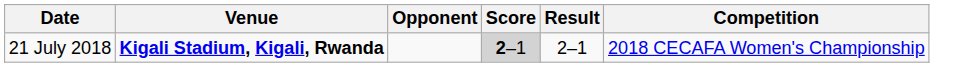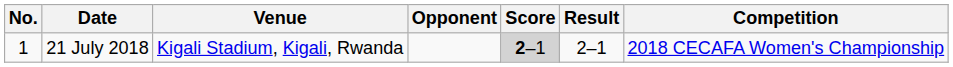+ column: (23, 18)
(252, 47) bold -> (280, 47) normal
